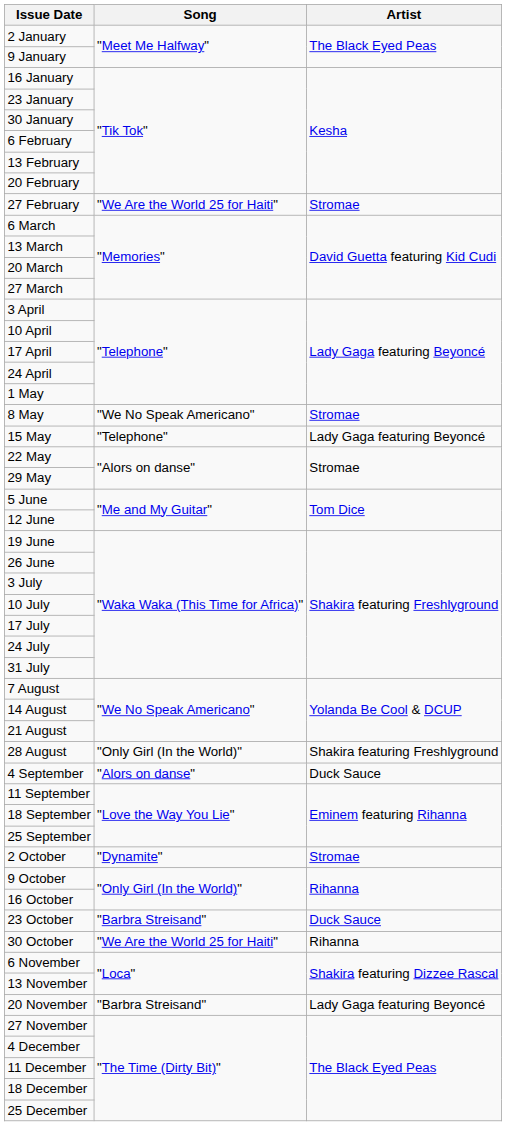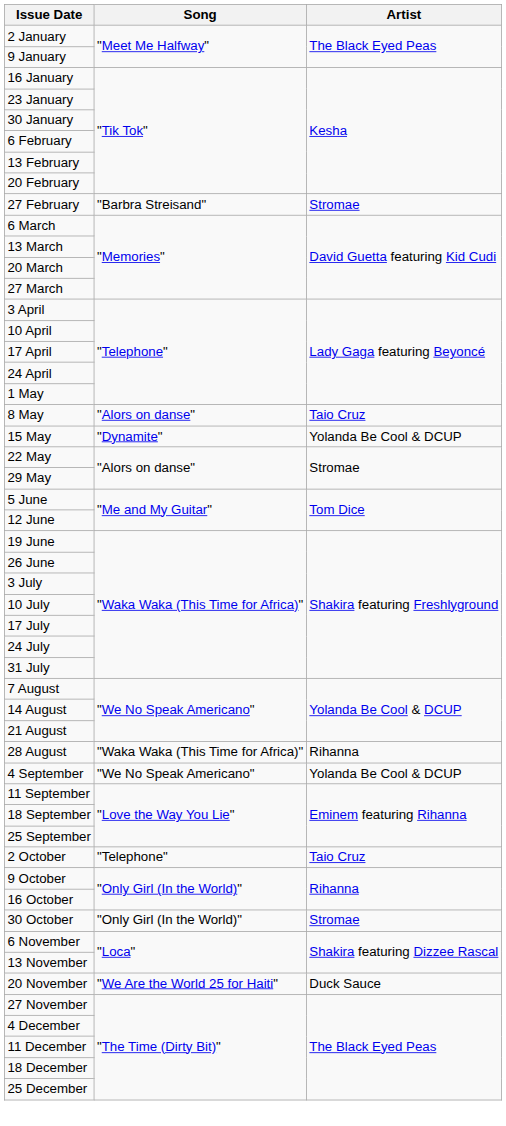(187, 204) "We Are the World 25 for Haiti" -> (152, 204) "Barbra Streisand"
(176, 415) "We No Speak Americano" -> (146, 415) "Alors on danse"
(334, 415) Stromae -> (337, 415) Taio Cruz
(132, 436) "Telephone" -> (130, 436) "Dynamite"
(397, 436) Lady Gaga featuring Beyoncé -> (386, 436) Yolanda Be Cool & DCUP
(170, 752) "Only Girl (In the World)" -> (200, 752) "Waka Waka (This Time for Africa)"
(404, 752) Shakira featuring Freshlyground -> (334, 752) Rihanna
(146, 773) "Alors on danse" -> (176, 773) "We No Speak Americano"
(345, 773) Duck Sauce -> (386, 773) Yolanda Be Cool & DCUP
(130, 857) "Dynamite" -> (132, 857) "Telephone"
(334, 857) Stromae -> (337, 857) Taio Cruz
- row: (40, 920)
(187, 941) "We Are the World 25 for Haiti" -> (170, 920) "Only Girl (In the World)"
(334, 941) Rihanna -> (334, 920) Stromae
(152, 1004) "Barbra Streisand" -> (187, 983) "We Are the World 25 for Haiti"
(397, 1004) Lady Gaga featuring Beyoncé -> (345, 983) Duck Sauce
